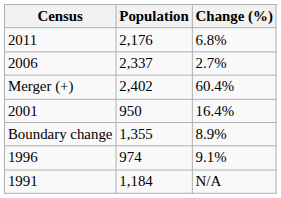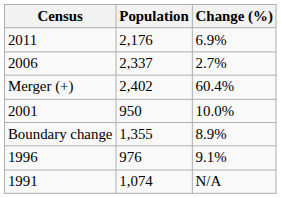(211, 39) 6.8% -> (211, 39) 6.9%
(215, 110) 16.4% -> (215, 110) 10.0%
(130, 157) 974 -> (130, 157) 976
(136, 181) 1,184 -> (136, 181) 1,074
